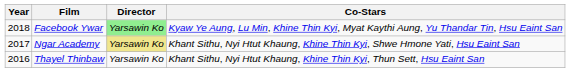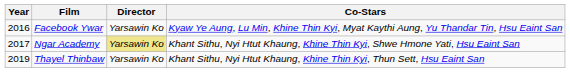(19, 28) 2018 -> (19, 28) 2016
(136, 28) lightgreen background -> (136, 28) no background
(19, 59) 2016 -> (19, 59) 2019
